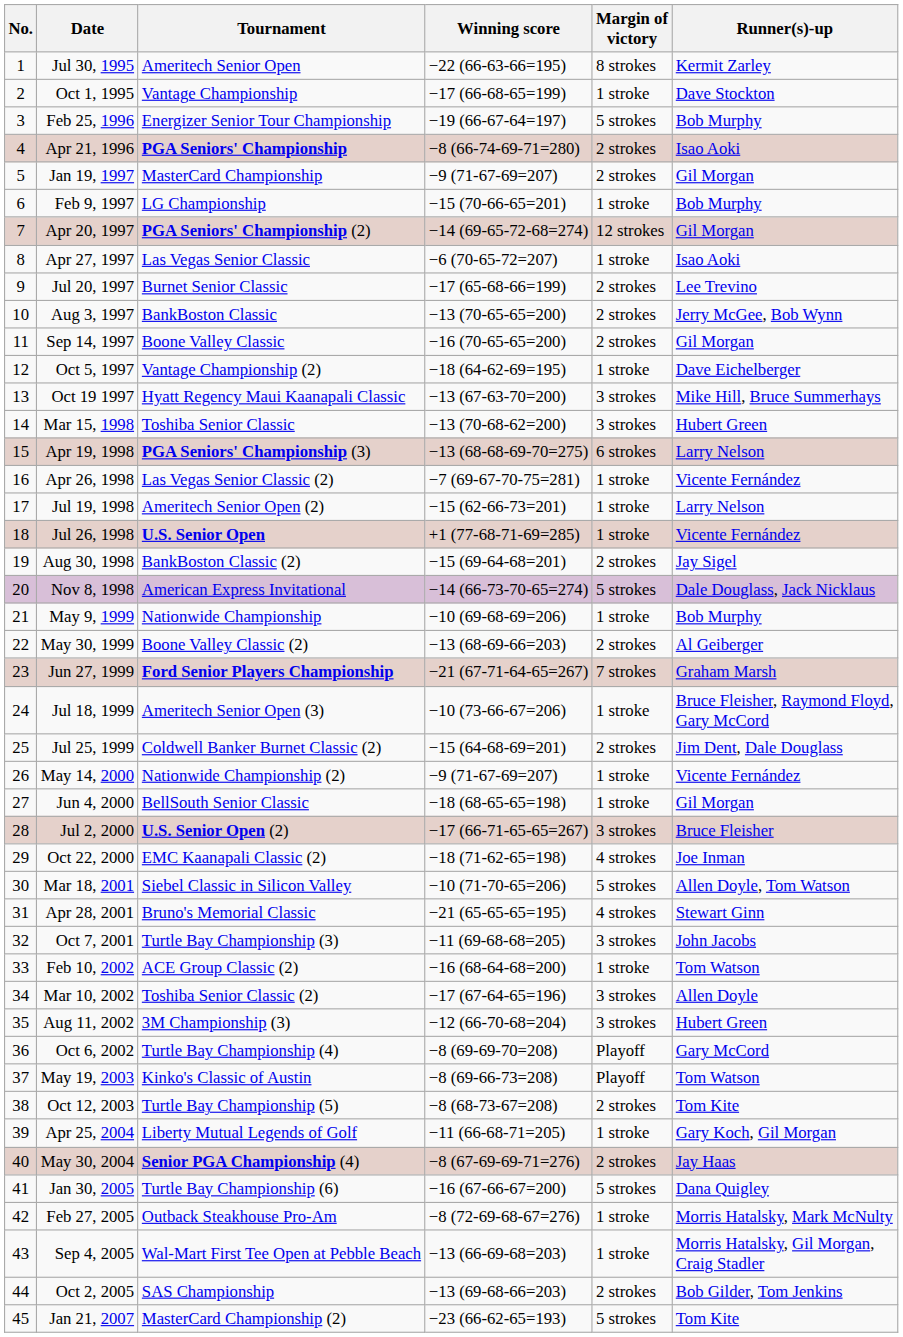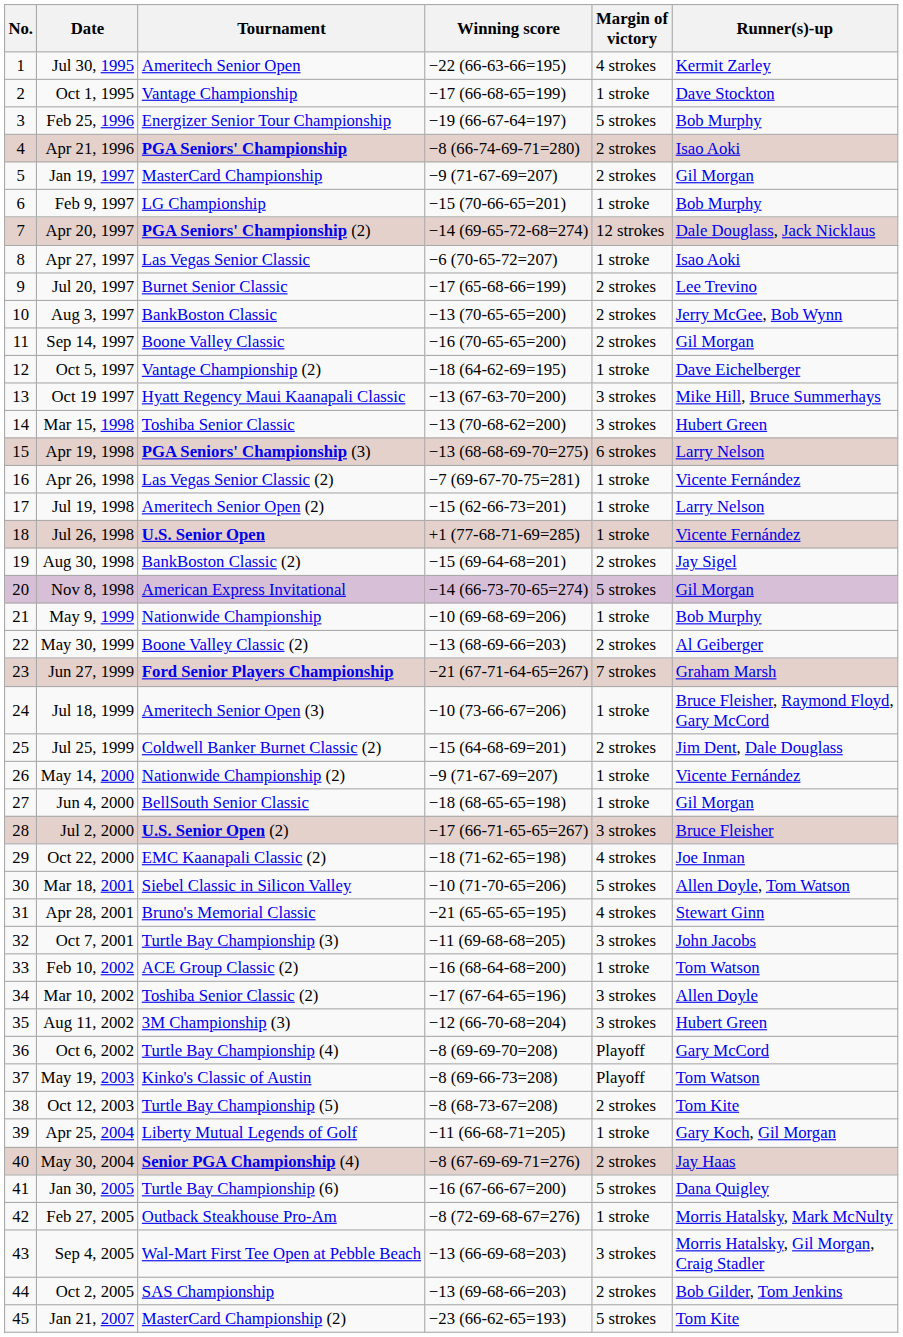(626, 65) 8 strokes -> (626, 65) 4 strokes
(715, 231) Gil Morgan -> (776, 231) Dale Douglass, Jack Nicklaus
(776, 589) Dale Douglass, Jack Nicklaus -> (715, 589) Gil Morgan
(623, 1253) 1 stroke -> (626, 1253) 3 strokes
